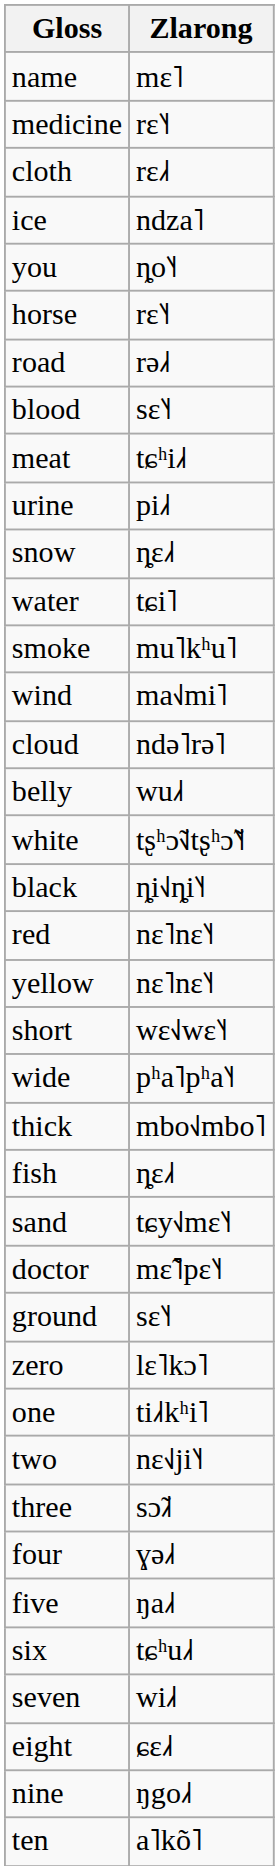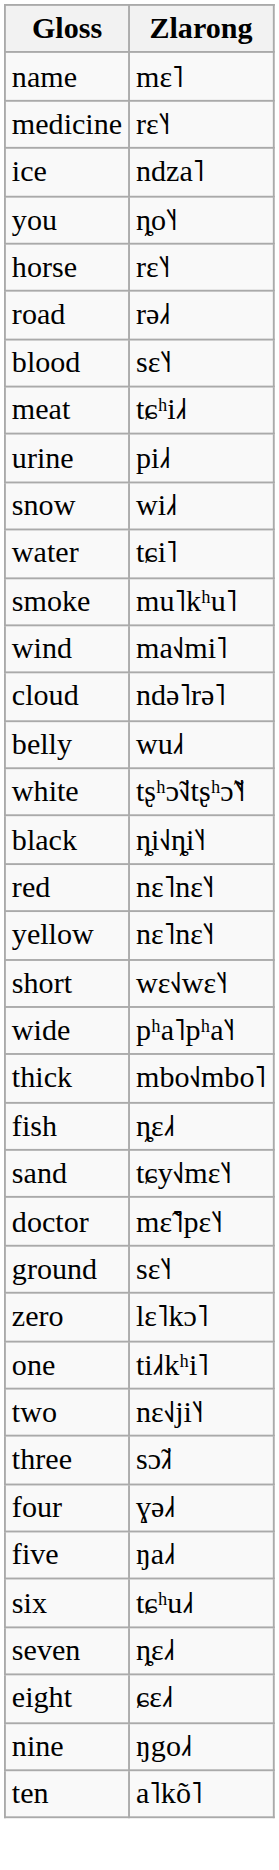- row: (42, 171)
(156, 553) ȵɛ˩˧ -> (157, 505) wi˩˧
(157, 1698) wi˩˧ -> (156, 1650) ȵɛ˩˧
